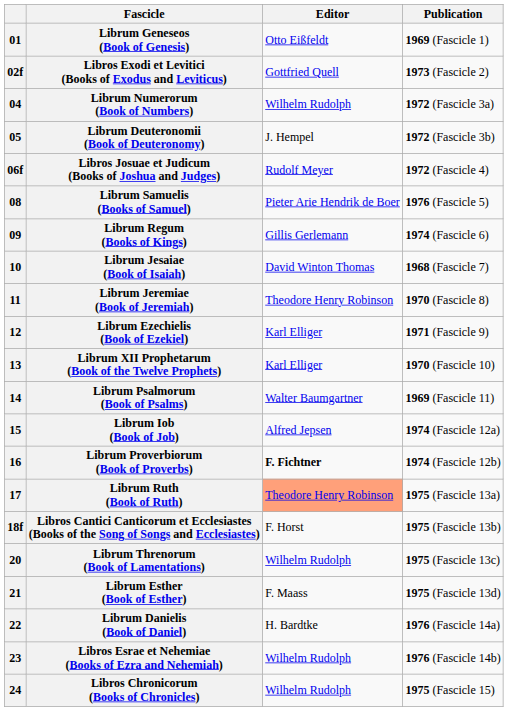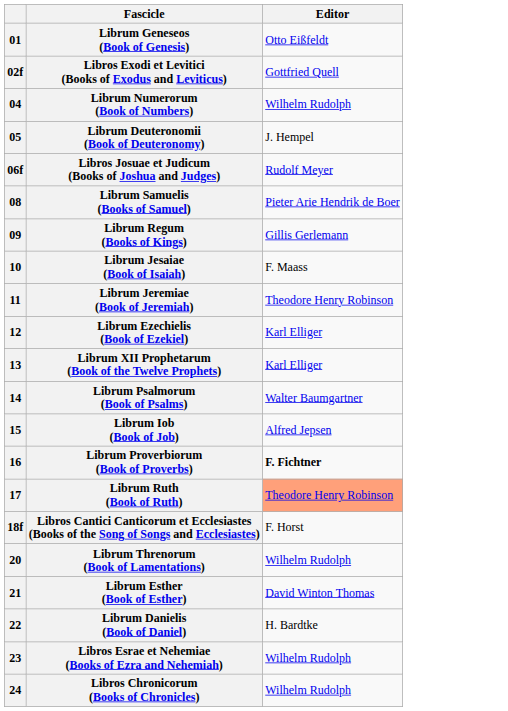- column: (453, 14)
(320, 267) David Winton Thomas -> (286, 267) F. Maass
(286, 592) F. Maass -> (320, 592) David Winton Thomas
